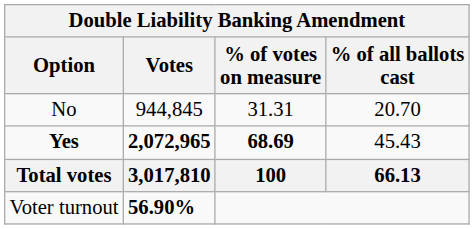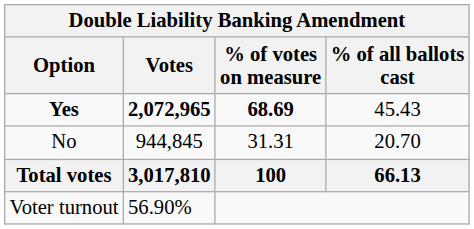rows swapped: (64, 142) <-> (64, 109)
(162, 207) bold -> (160, 207) normal
